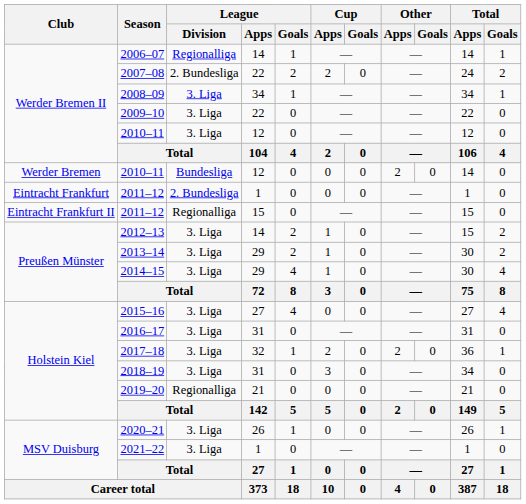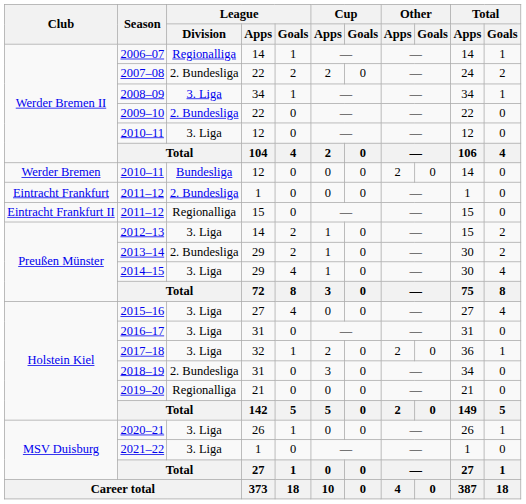(204, 113) 3. Liga -> (204, 113) 2. Bundesliga
(204, 251) 3. Liga -> (204, 251) 2. Bundesliga
(204, 370) 3. Liga -> (204, 370) 2. Bundesliga
